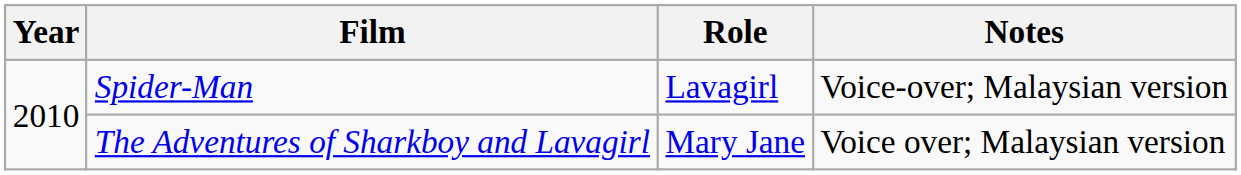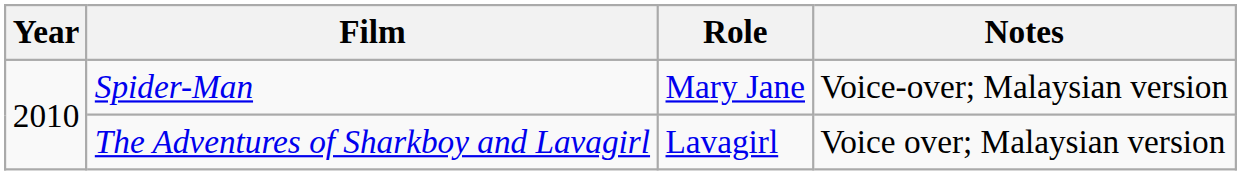(722, 87) Lavagirl -> (735, 87) Mary Jane
(735, 141) Mary Jane -> (722, 141) Lavagirl
